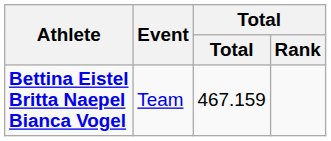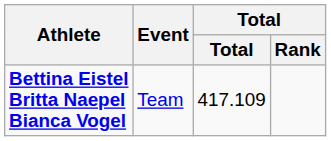(232, 101) 467.159 -> (232, 101) 417.109
